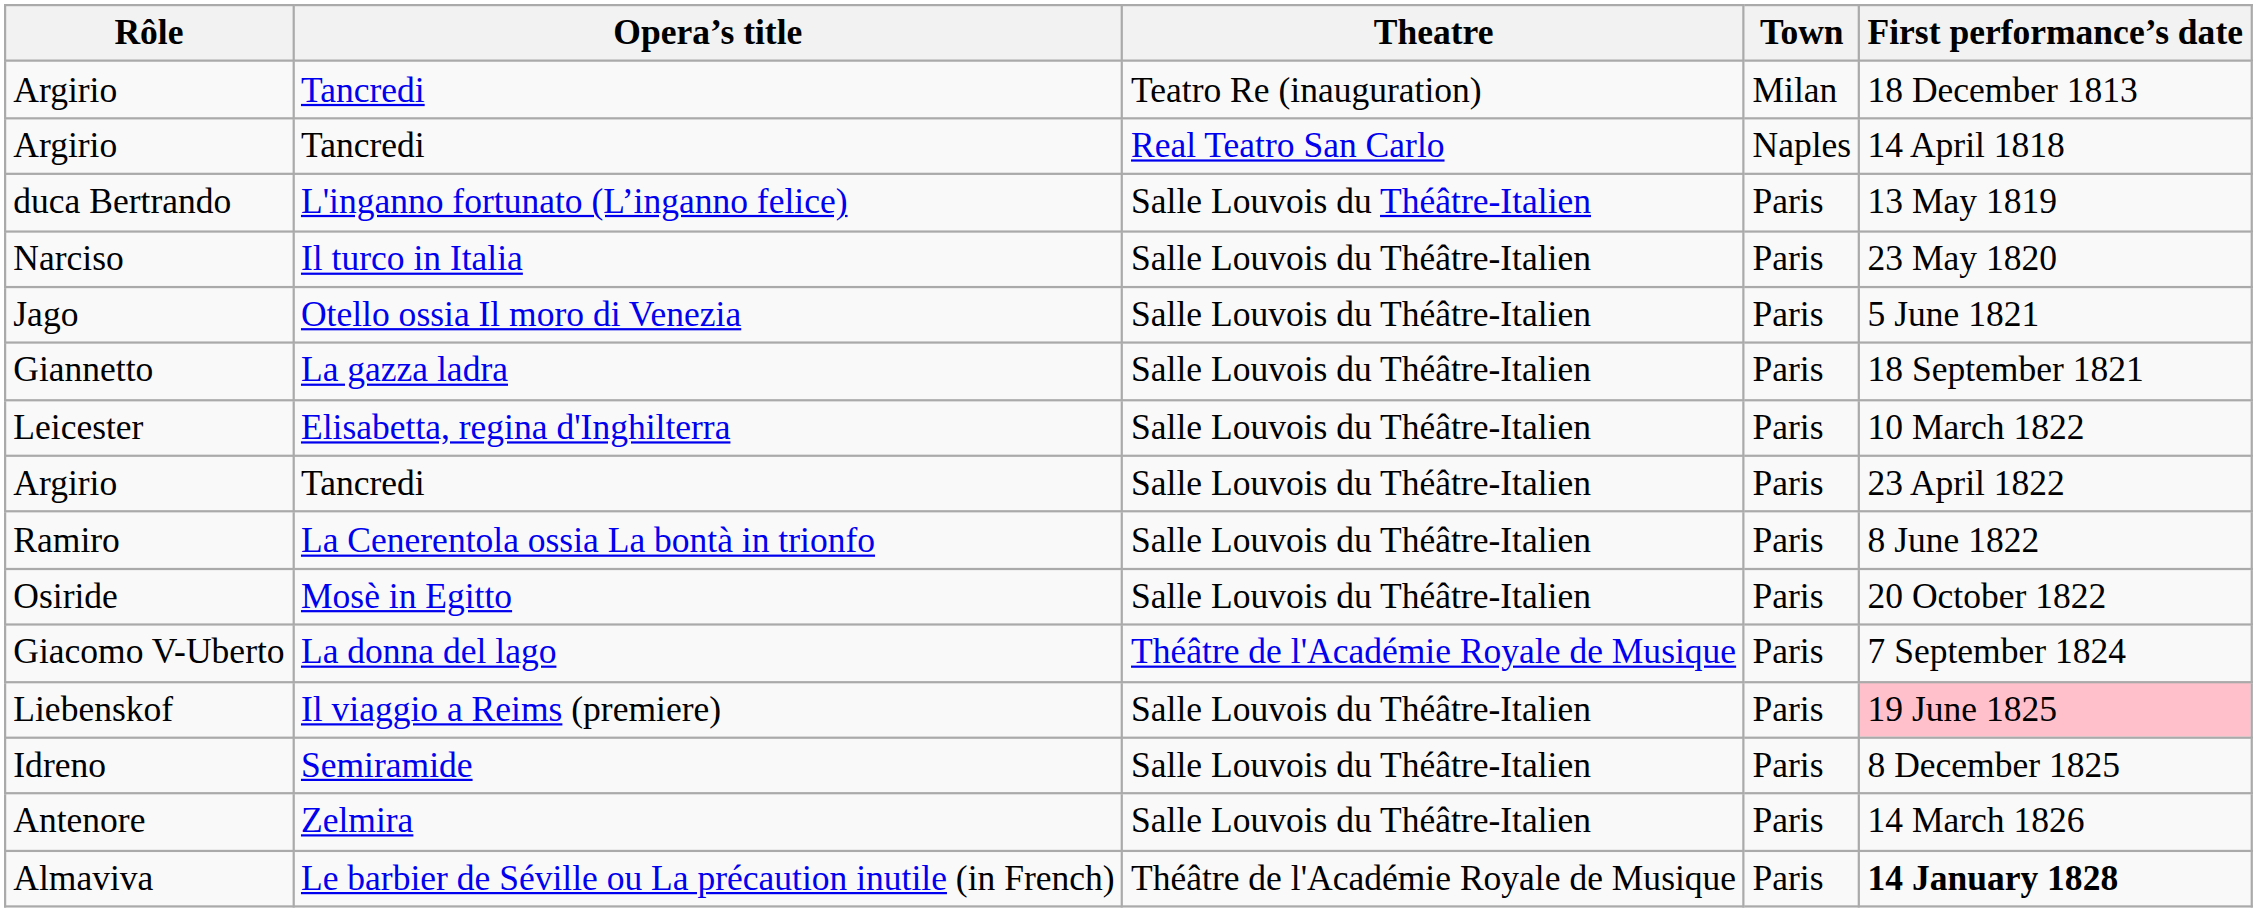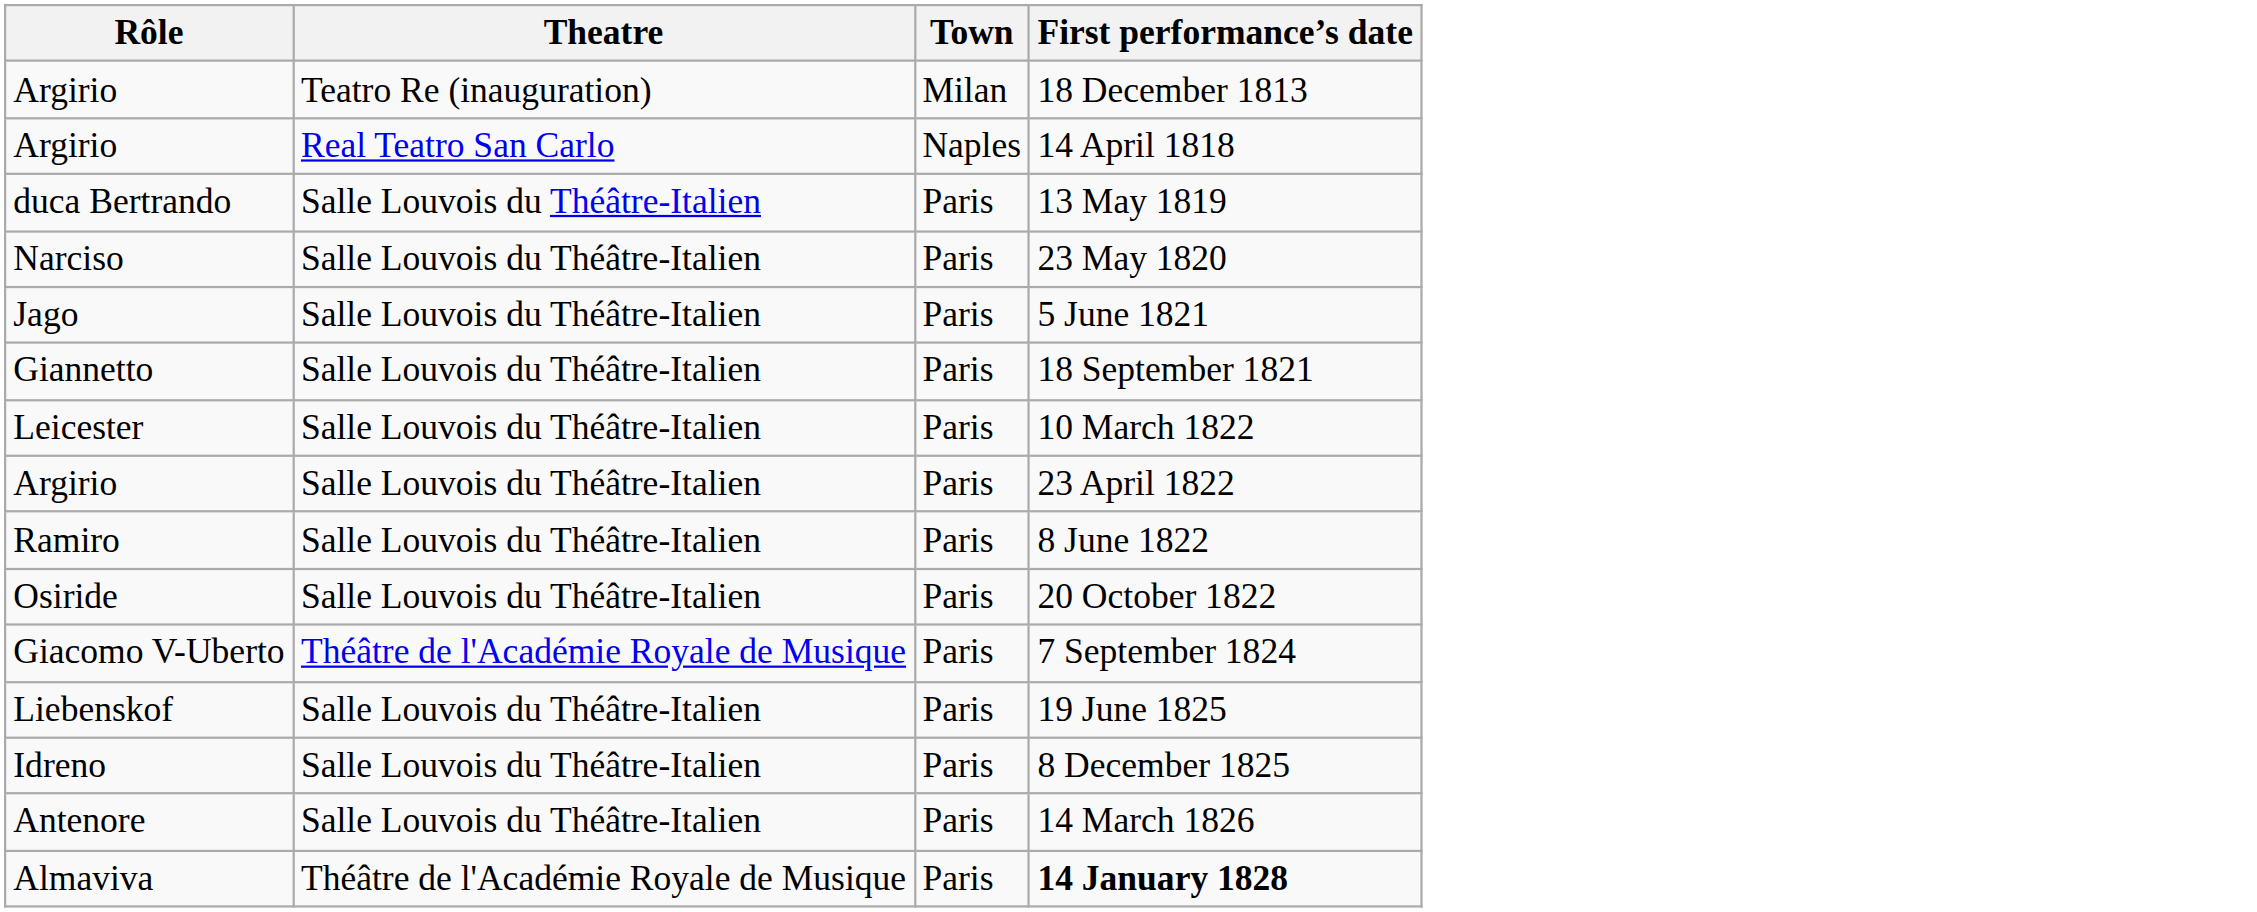- column: (708, 32)
(1962, 708) pink background -> (1132, 708) no background
